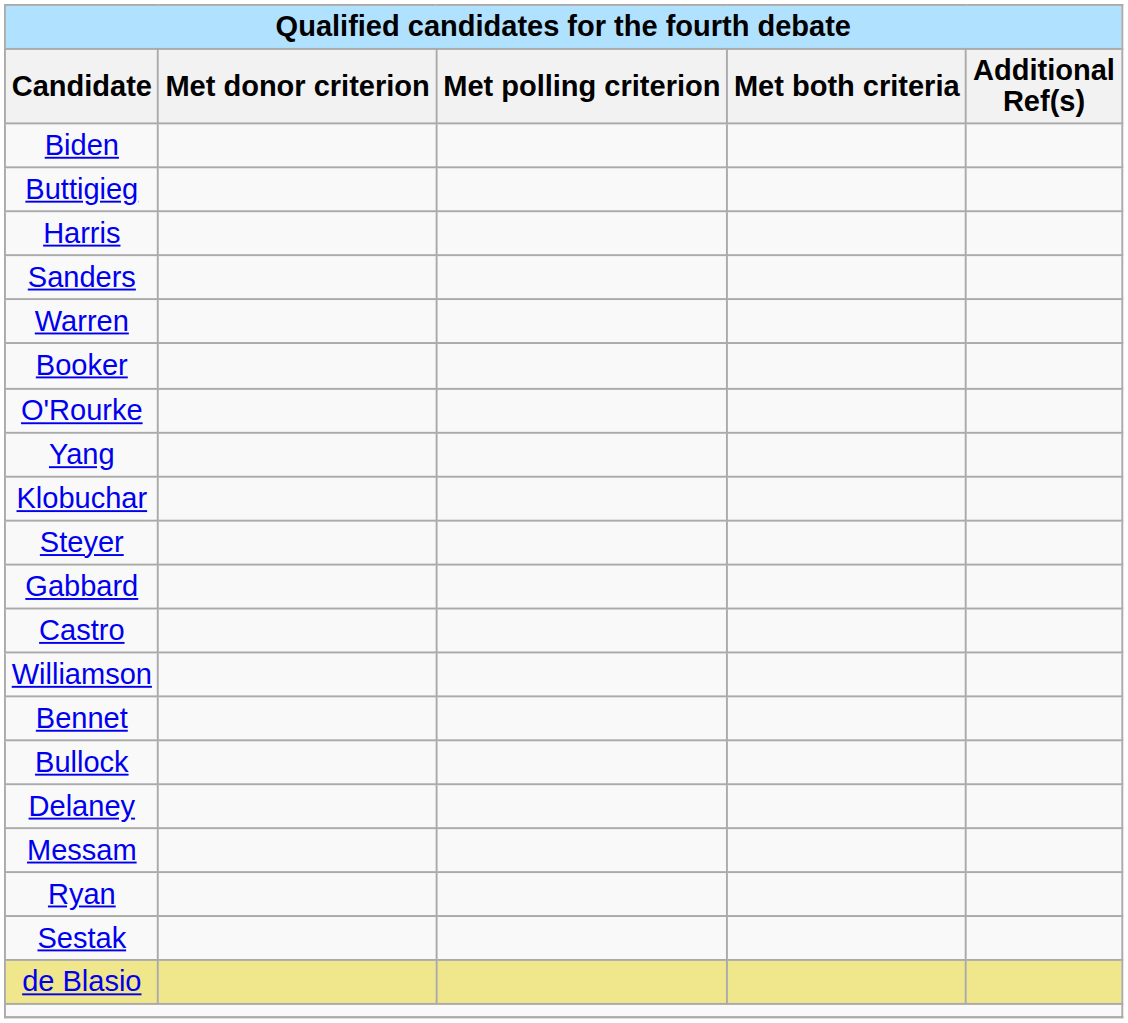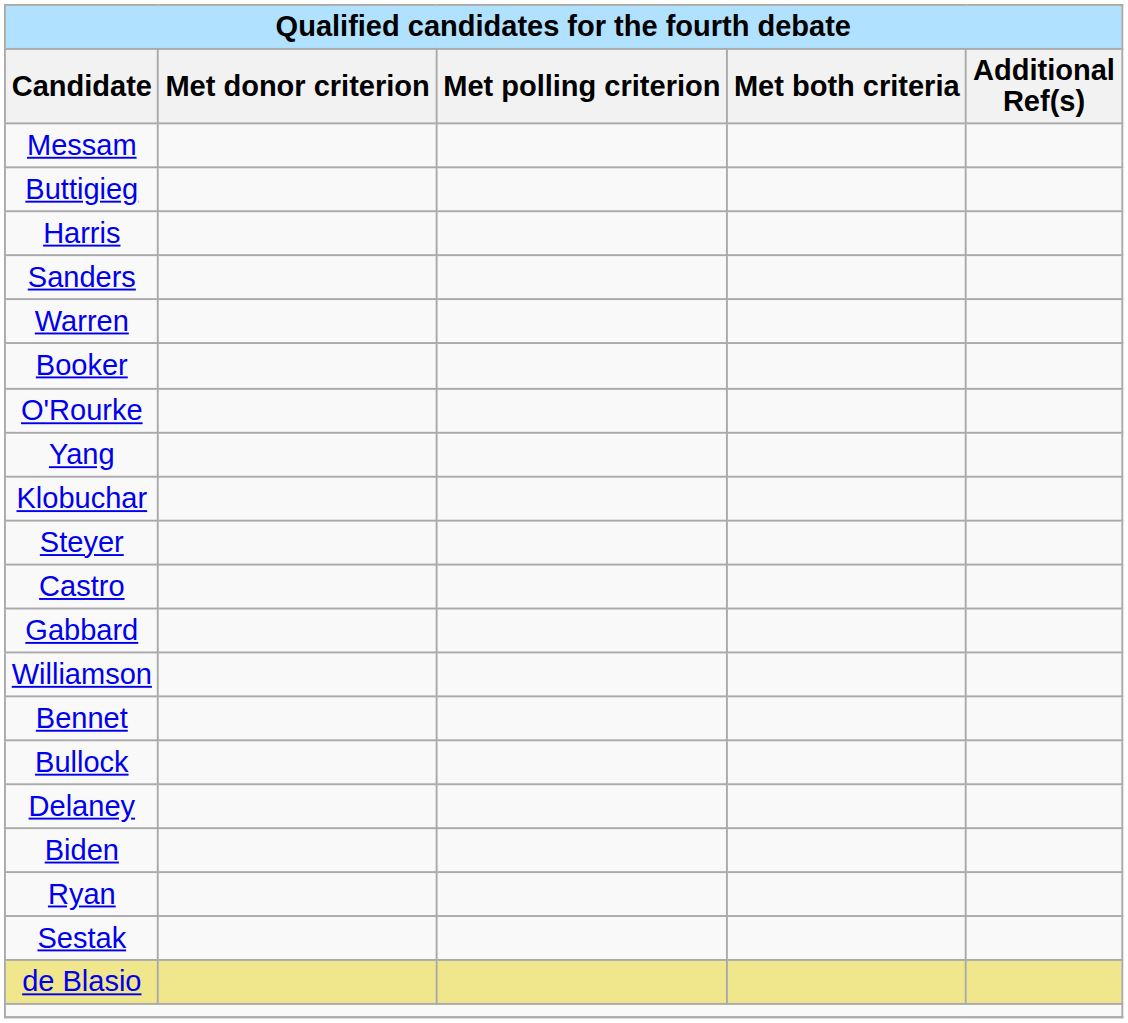rows swapped: (82, 145) <-> (82, 850)
rows swapped: (82, 629) <-> (82, 585)
